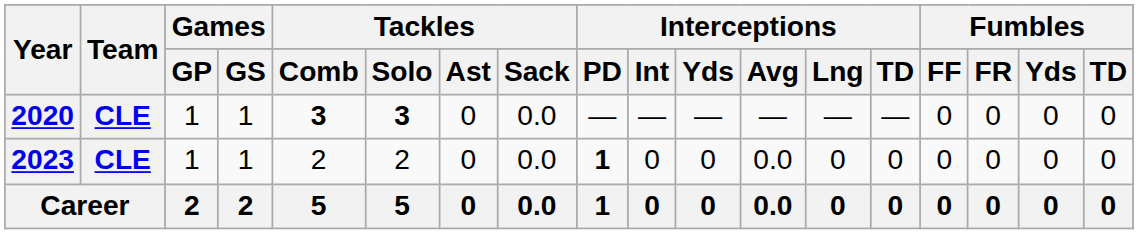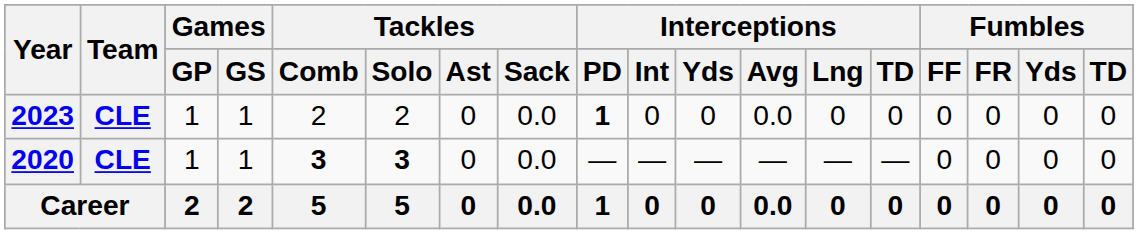rows swapped: (43, 116) <-> (43, 160)
